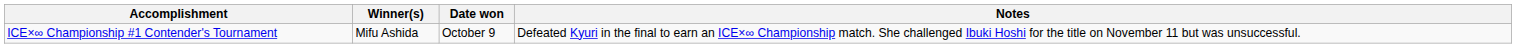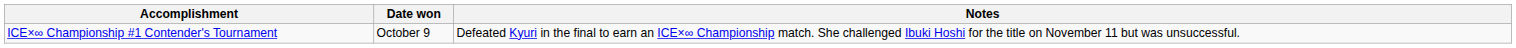- column: (396, 14)
